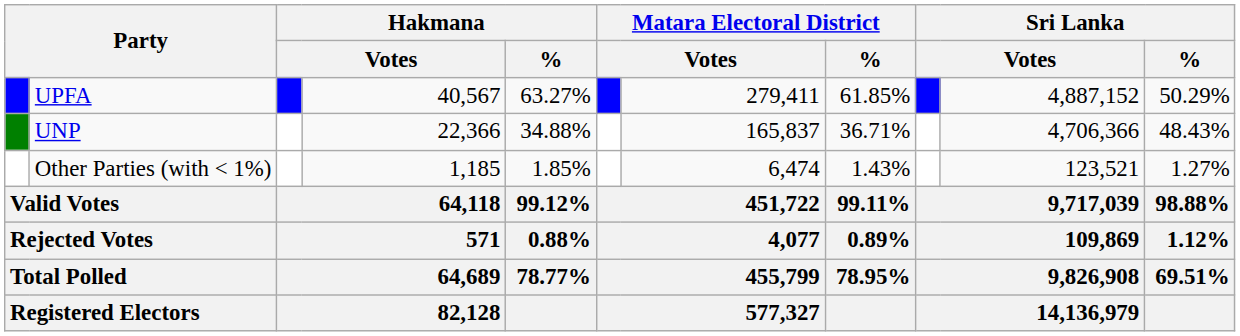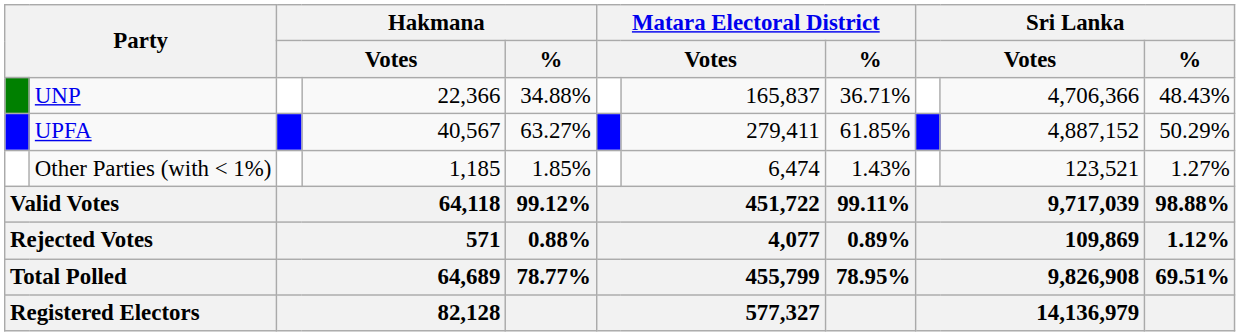rows swapped: (63, 95) <-> (58, 131)
